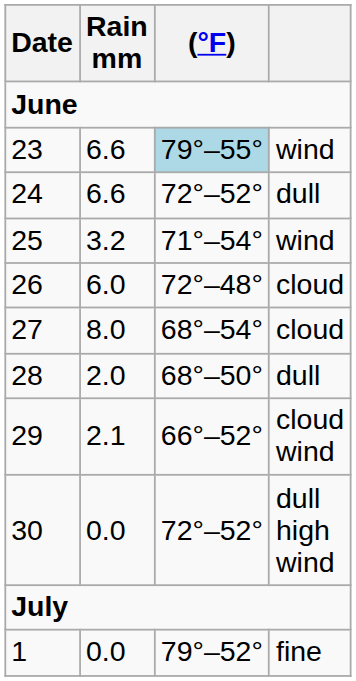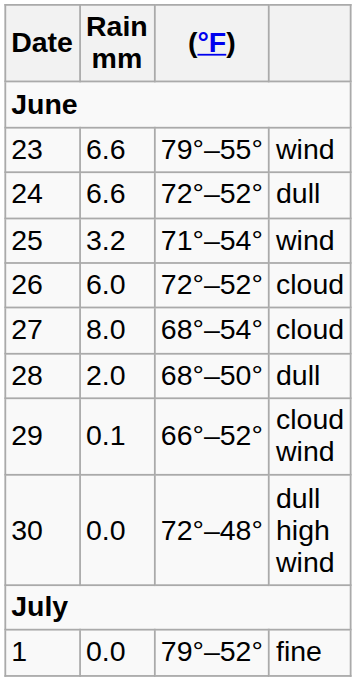(212, 149) lightblue background -> (212, 149) no background
(212, 284) 72°–48° -> (212, 284) 72°–52°
(106, 436) 2.1 -> (106, 436) 0.1
(212, 529) 72°–52° -> (212, 529) 72°–48°
